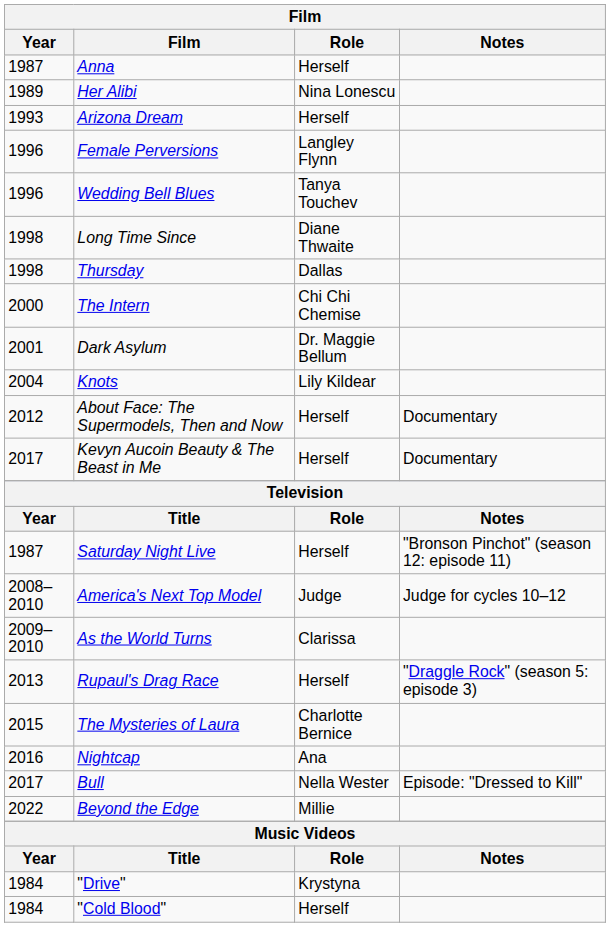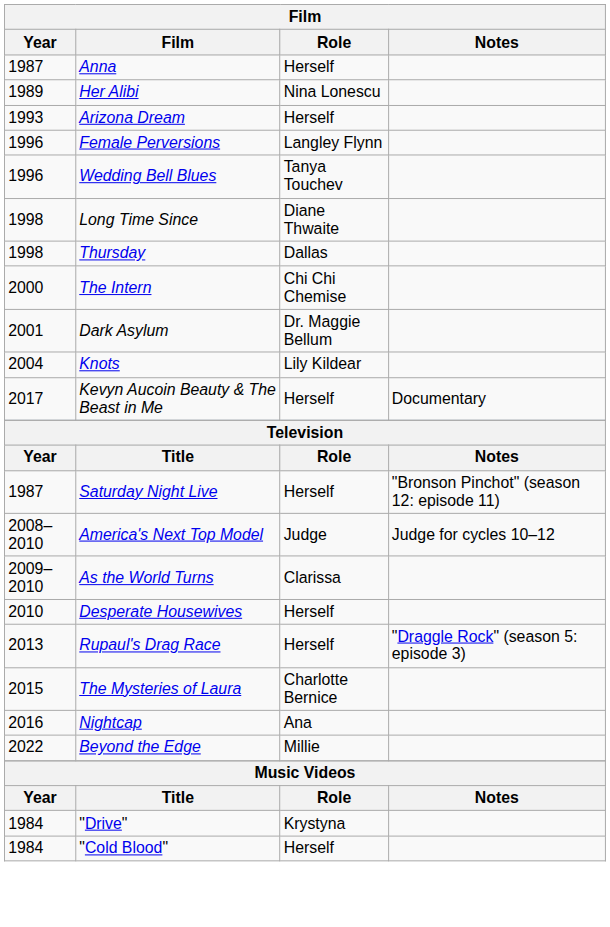- row: (180, 416)
+ row: (161, 611)
- row: (91, 783)
